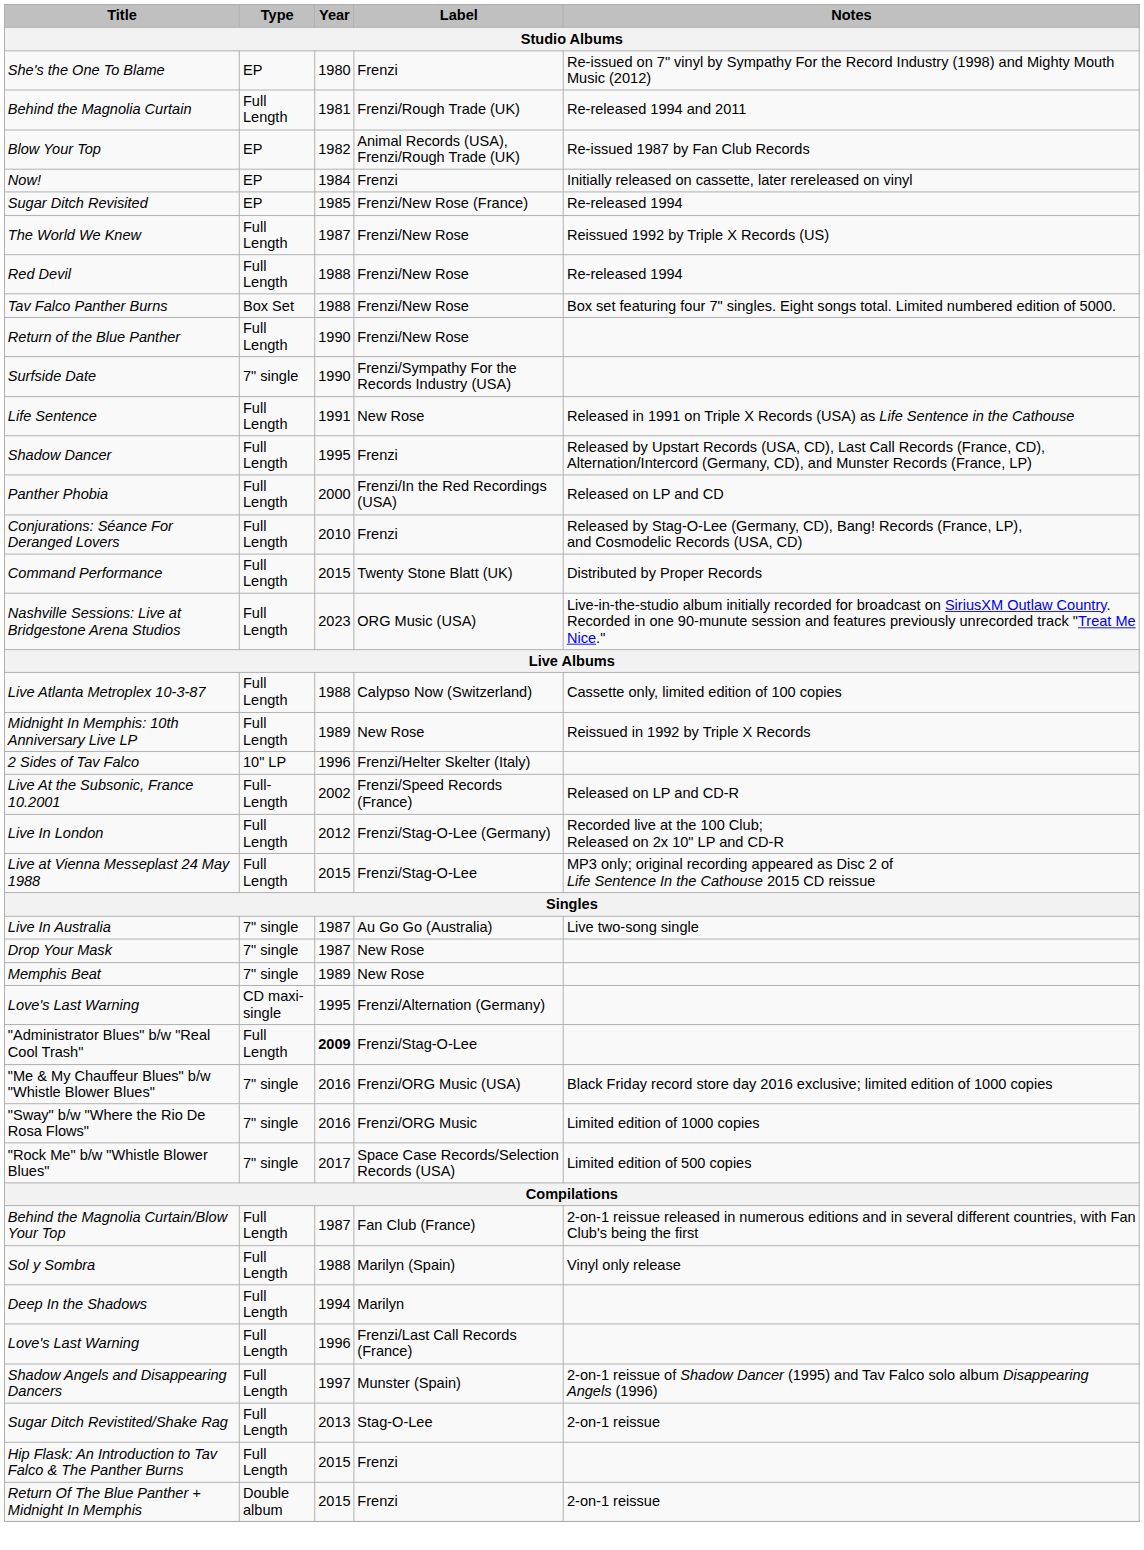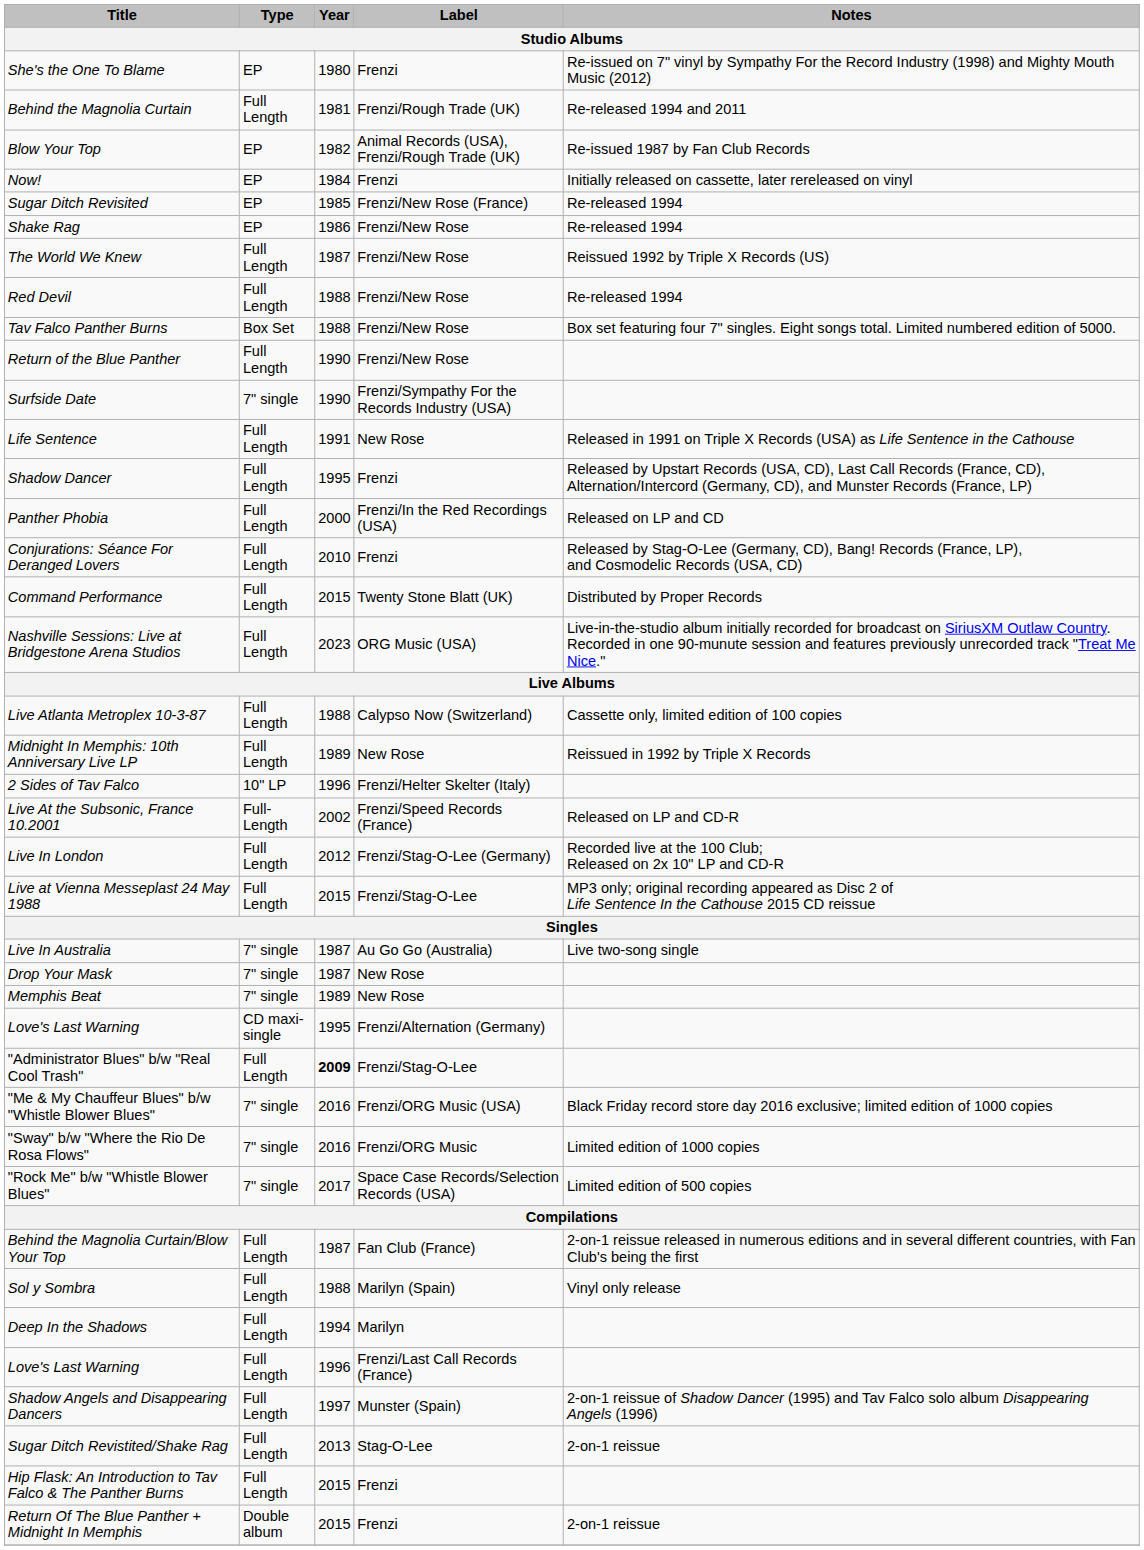+ row: (44, 226)
